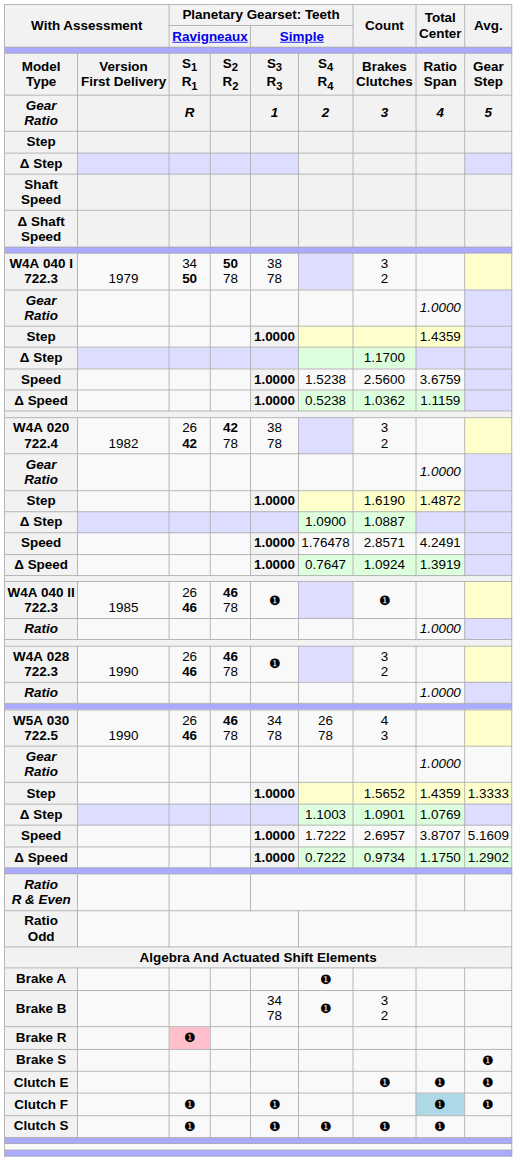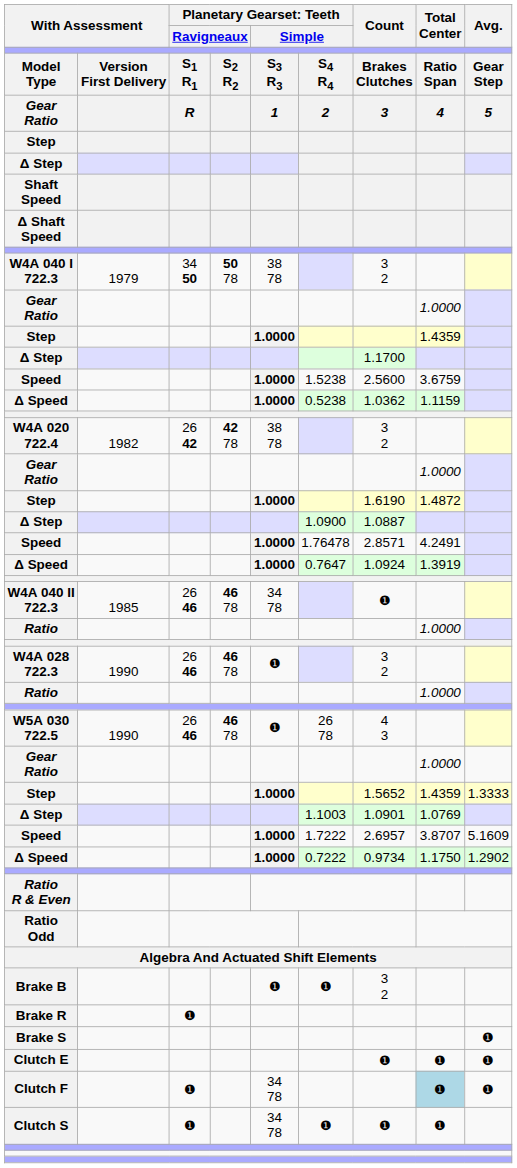(274, 600) ❶ -> (274, 600) 34 78
(274, 728) 34 78 -> (274, 728) ❶
- row: (41, 979)
(274, 1008) 34 78 -> (274, 986) ❶
(190, 1038) pink background -> (190, 1016) no background
(274, 1104) ❶ -> (274, 1089) 34 78
(274, 1127) ❶ -> (274, 1125) 34 78
